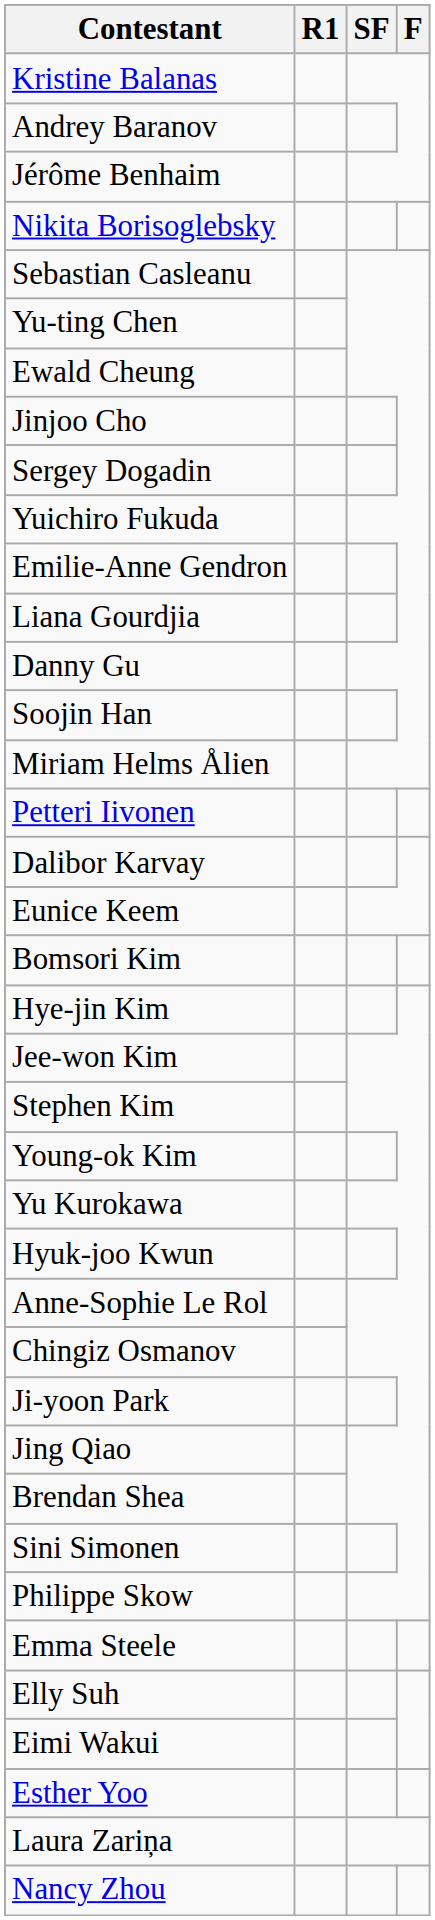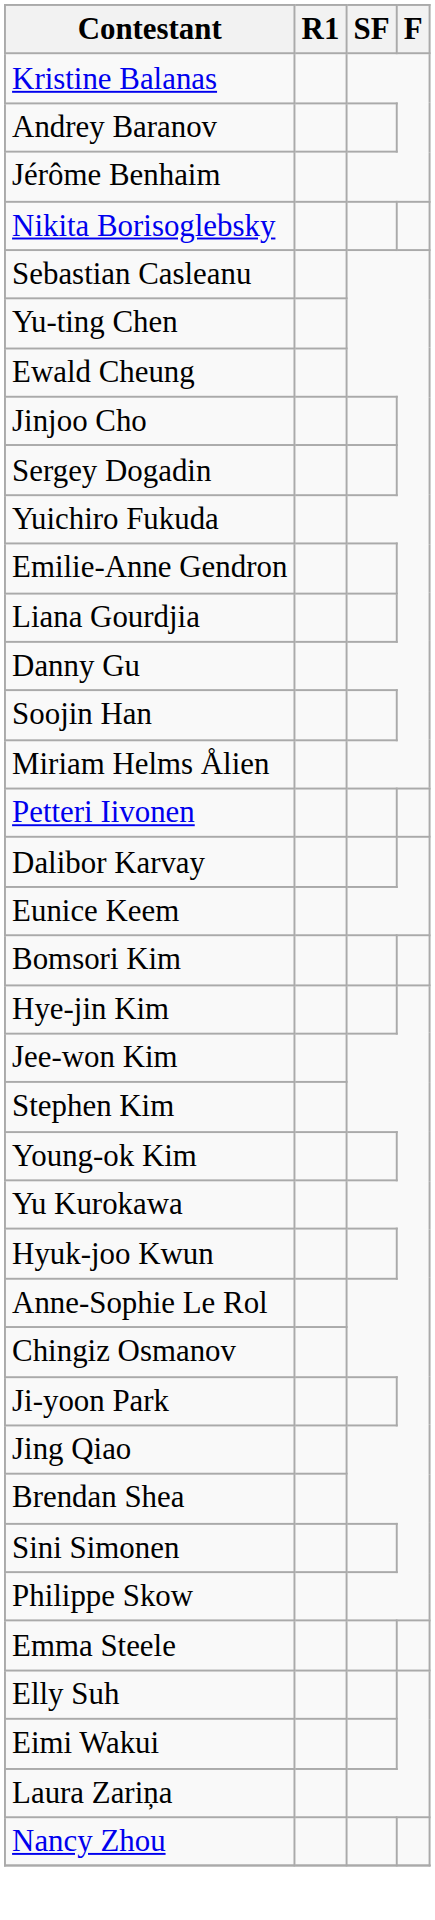- row: (80, 1792)
